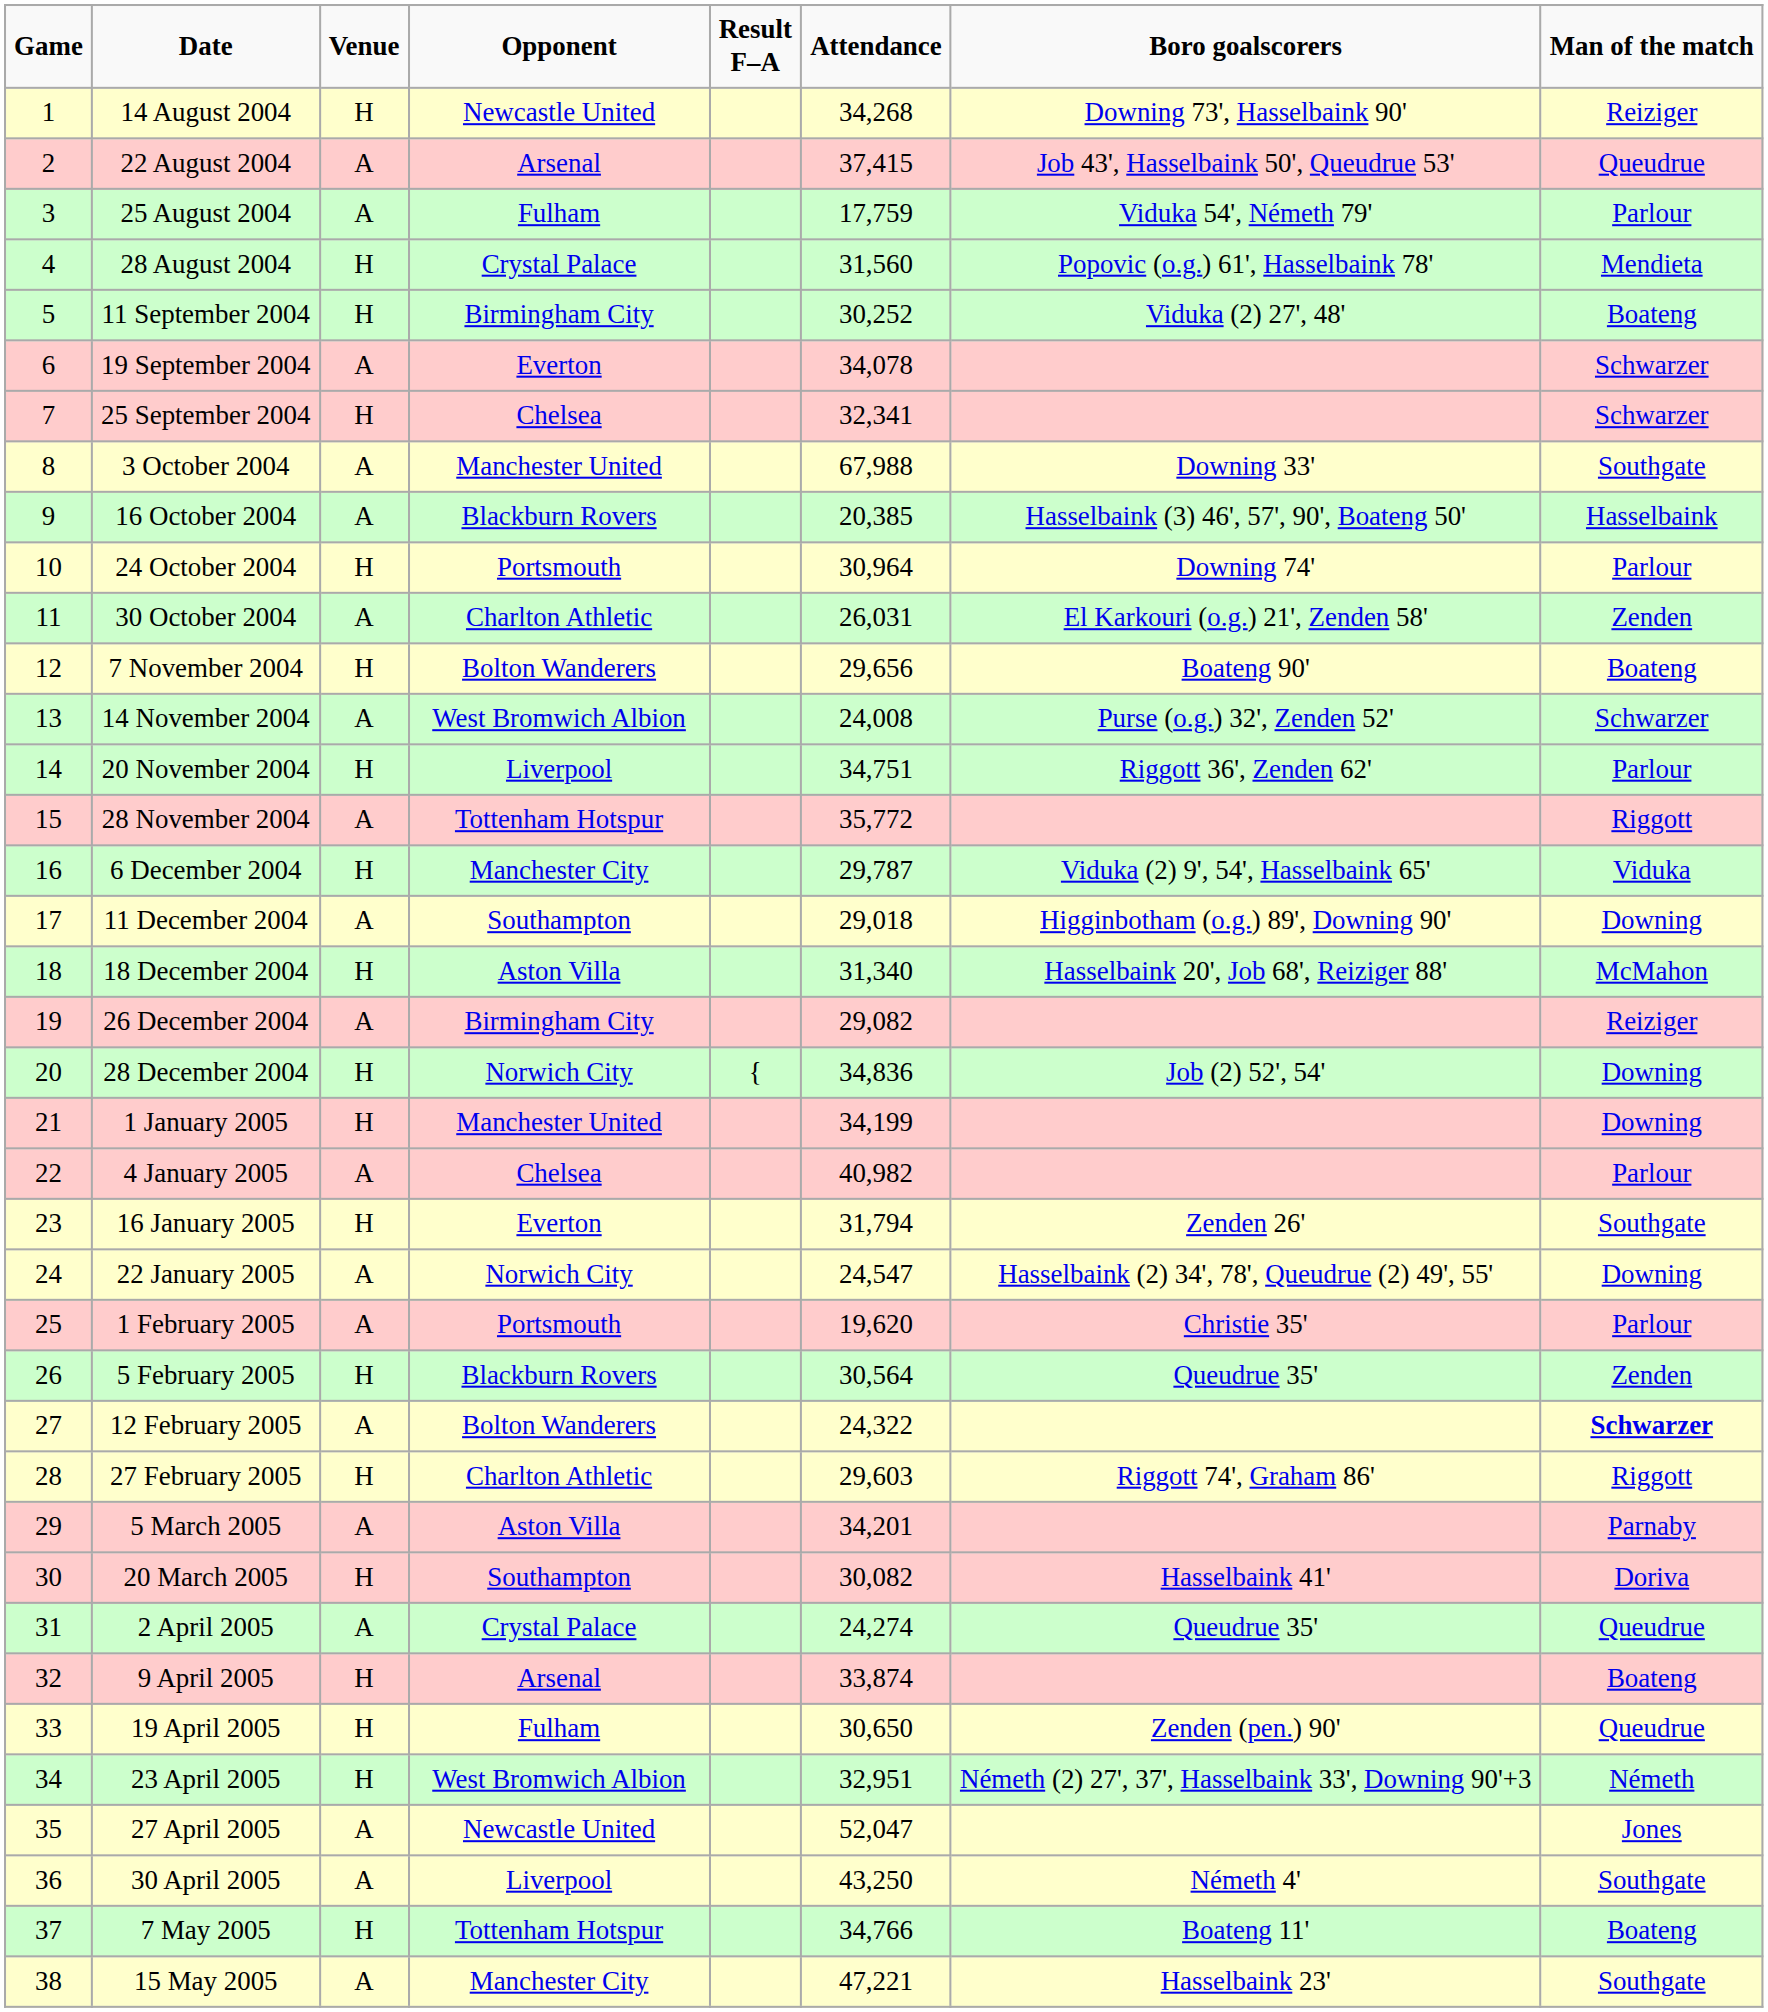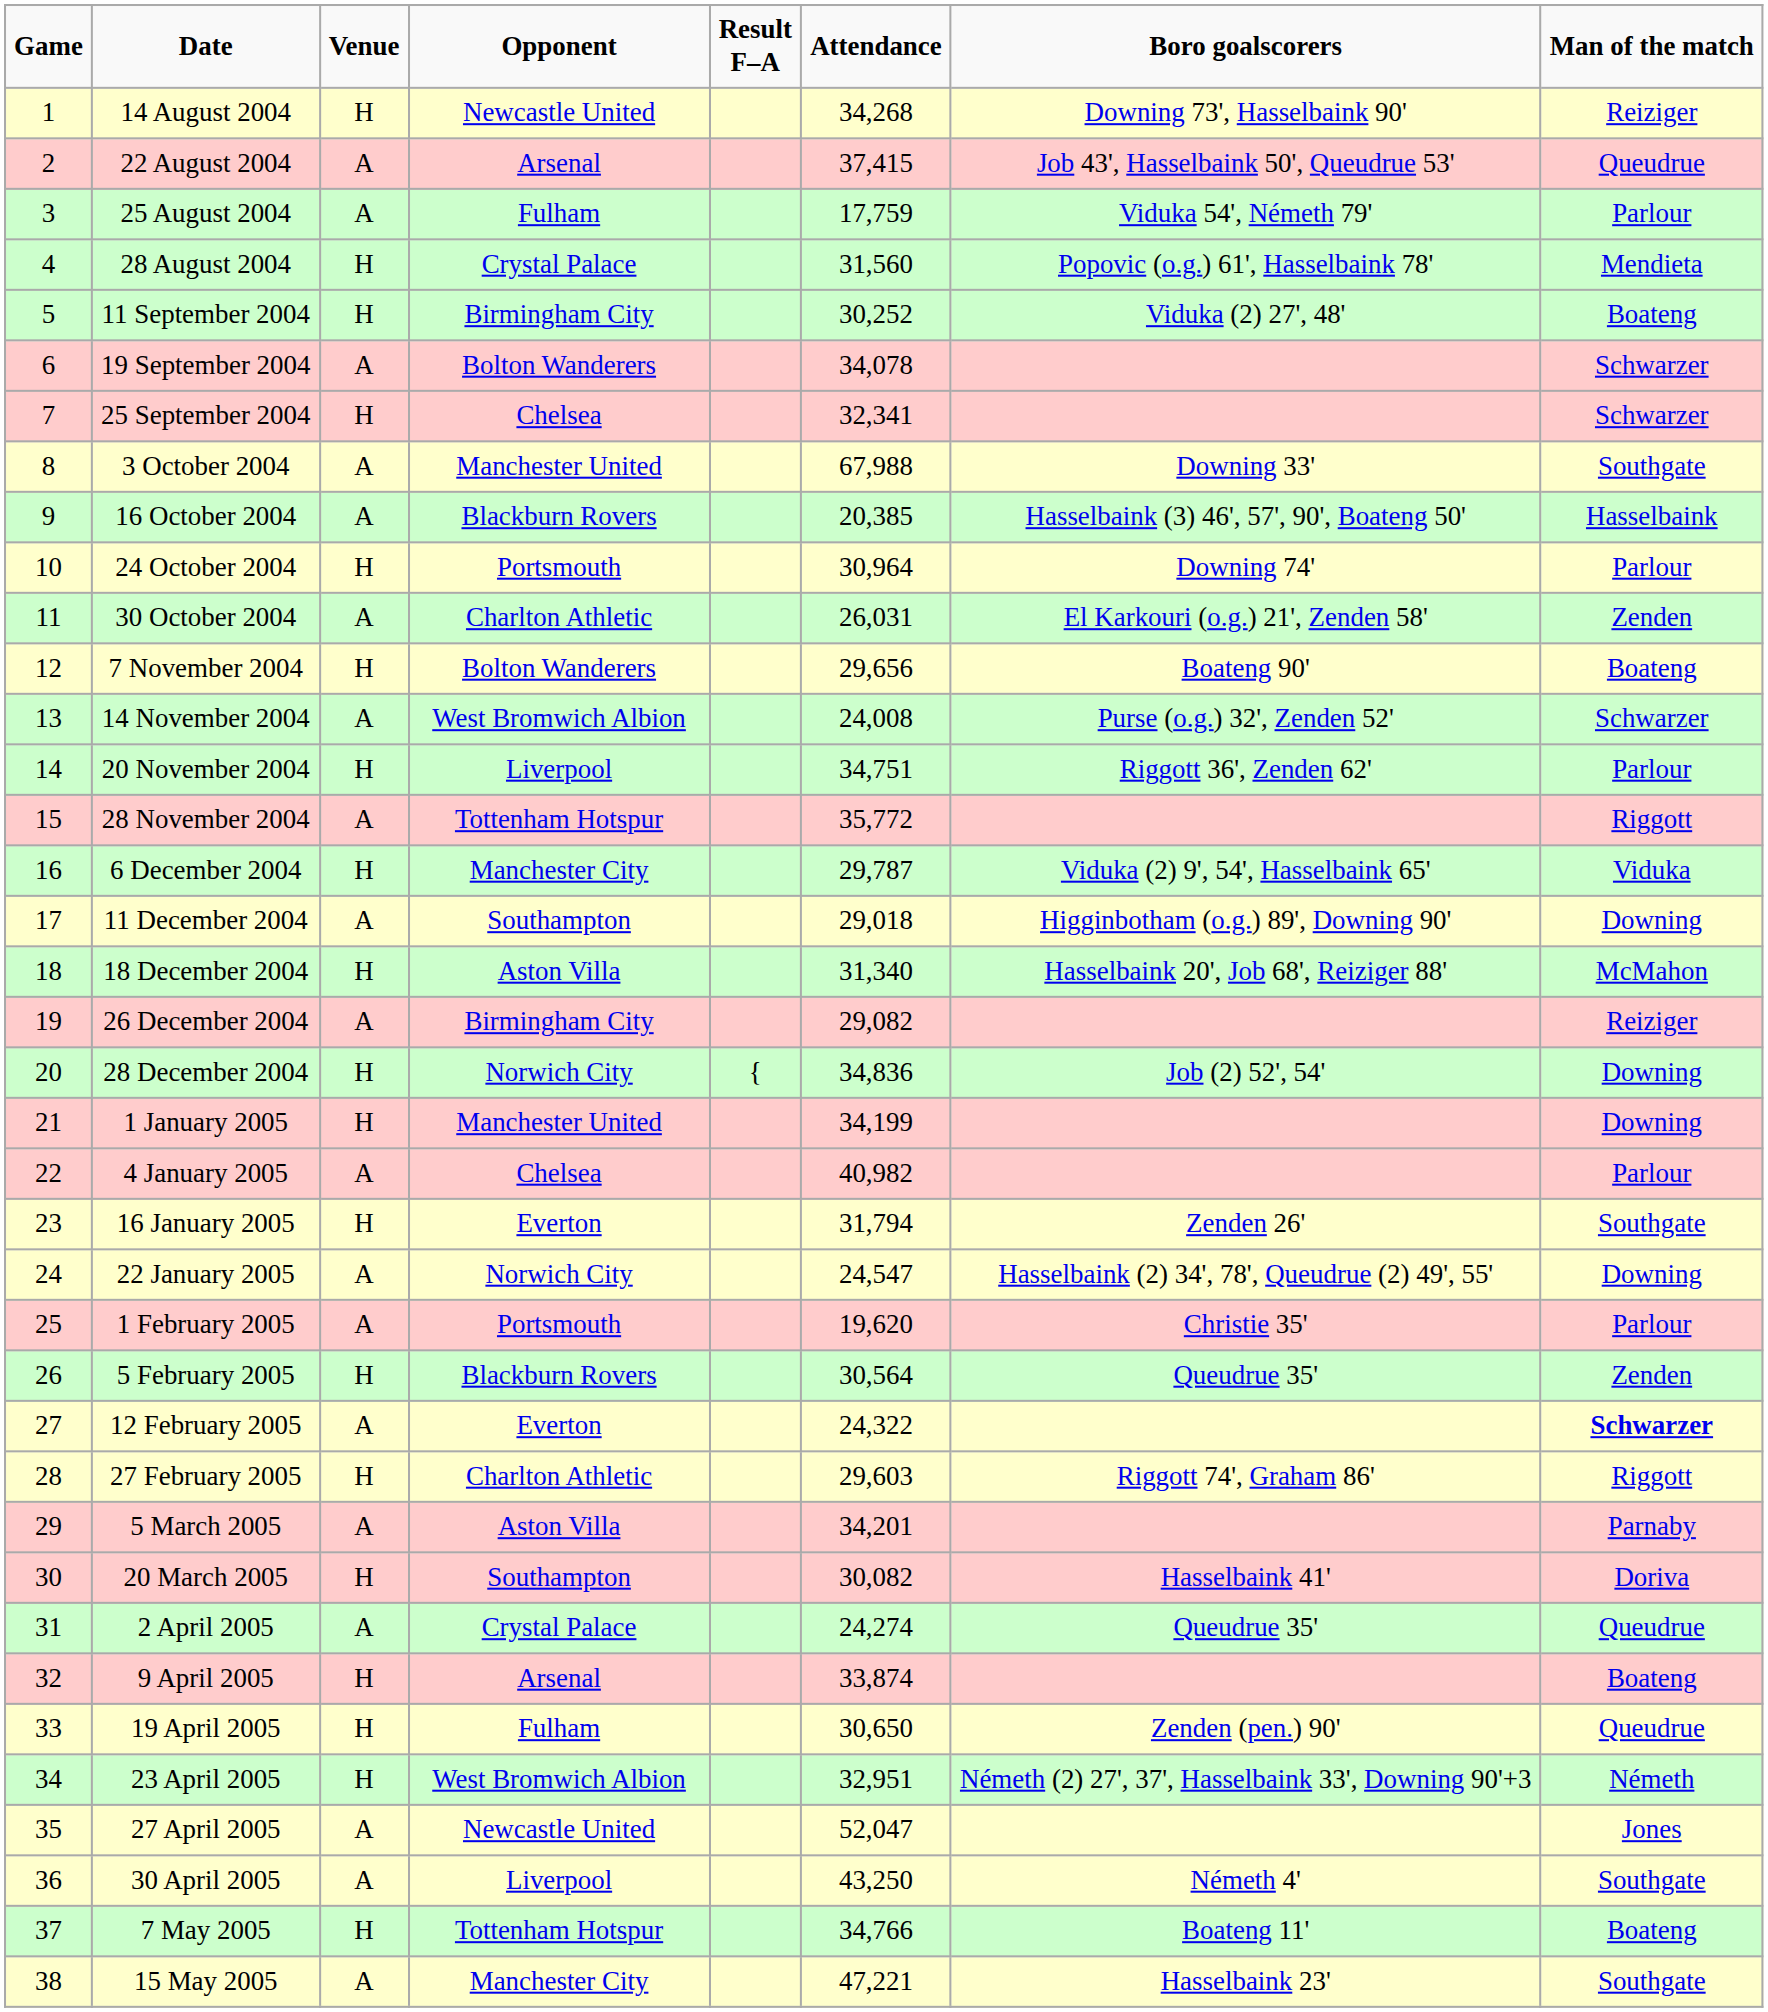(559, 365) Everton -> (559, 365) Bolton Wanderers
(559, 1425) Bolton Wanderers -> (559, 1425) Everton
